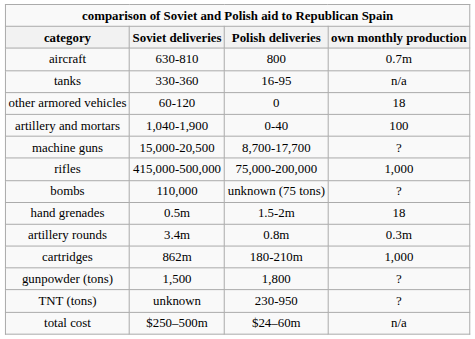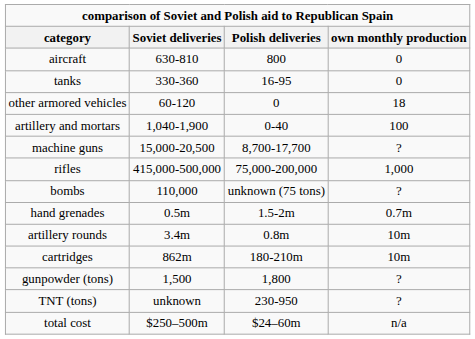(399, 59) 0.7m -> (399, 59) 0
(399, 81) n/a -> (399, 81) 0
(399, 213) 18 -> (399, 213) 0.7m
(399, 235) 0.3m -> (399, 235) 10m
(399, 257) 1,000 -> (399, 257) 10m
